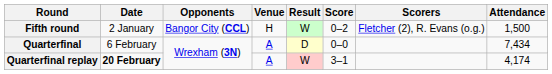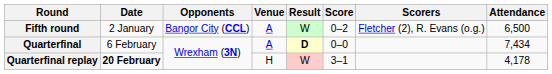(269, 28) H -> (269, 28) A
(517, 28) 1,500 -> (517, 28) 6,500
(305, 45) normal -> (305, 45) bold
(269, 61) A -> (269, 61) H
(517, 61) 4,174 -> (517, 61) 4,178
